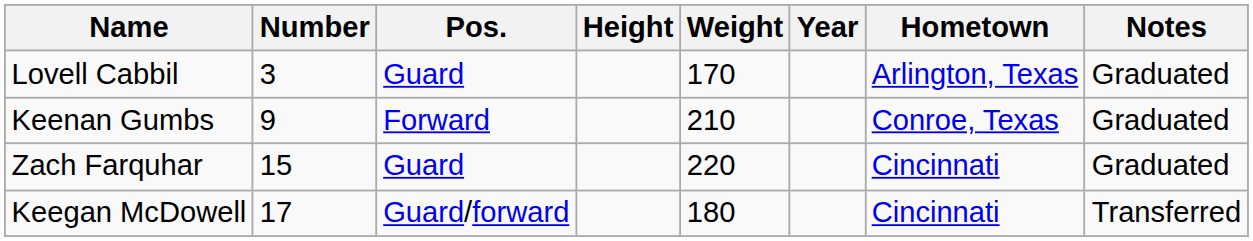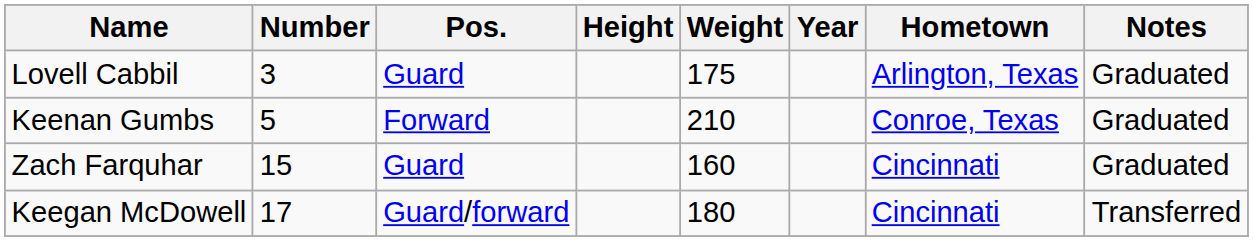(711, 73) 170 -> (711, 73) 175
(268, 119) 9 -> (268, 119) 5
(711, 166) 220 -> (711, 166) 160
